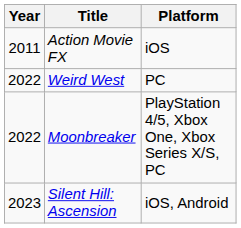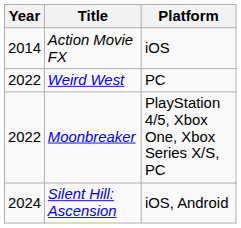(24, 48) 2011 -> (24, 48) 2014
(24, 202) 2023 -> (24, 202) 2024
